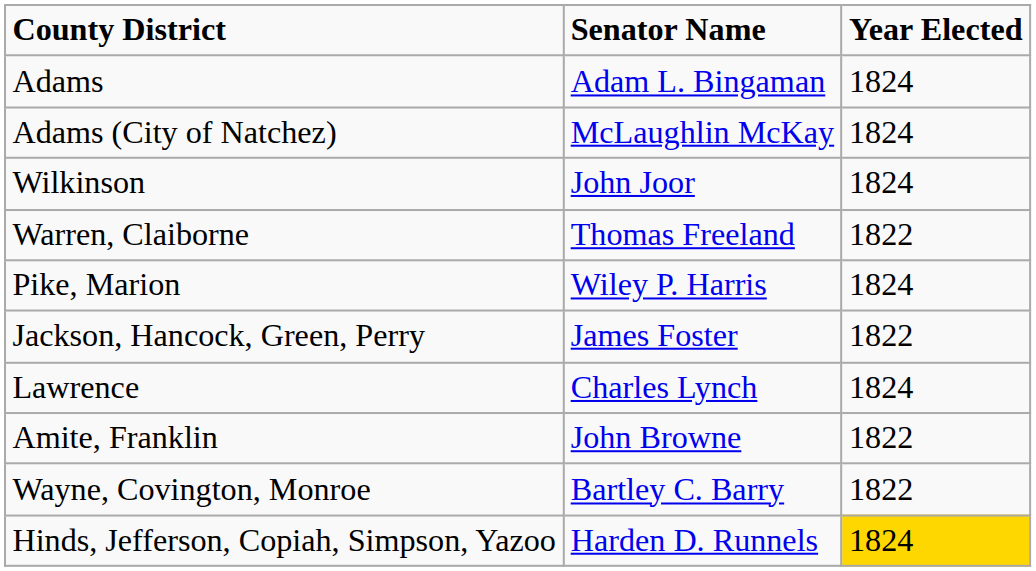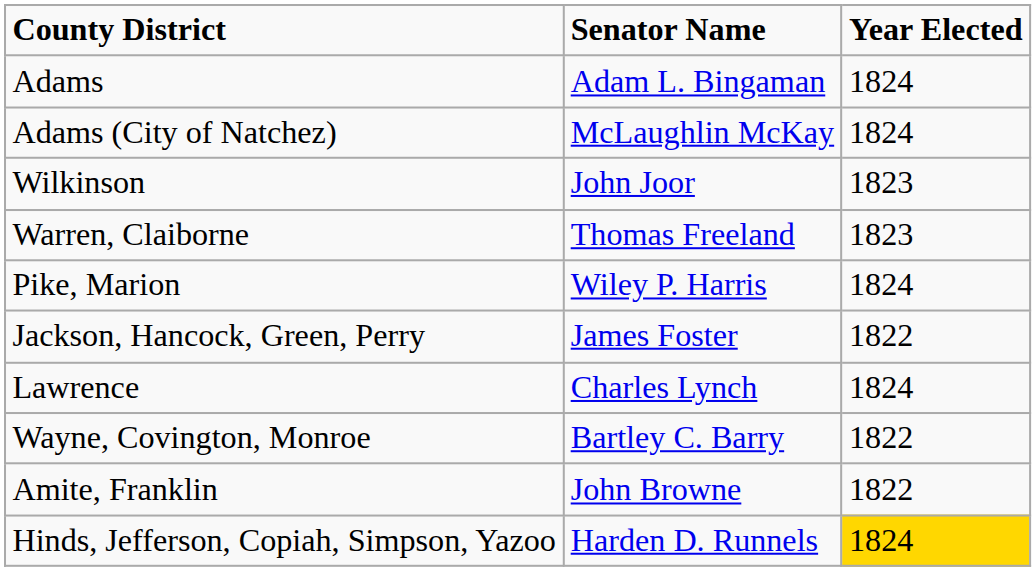(881, 183) 1824 -> (881, 183) 1823
(881, 234) 1822 -> (881, 234) 1823
rows swapped: (192, 489) <-> (115, 438)
